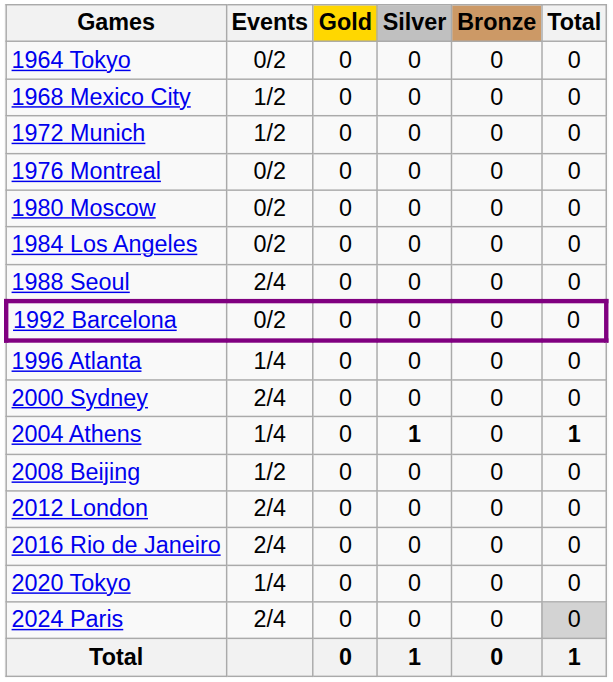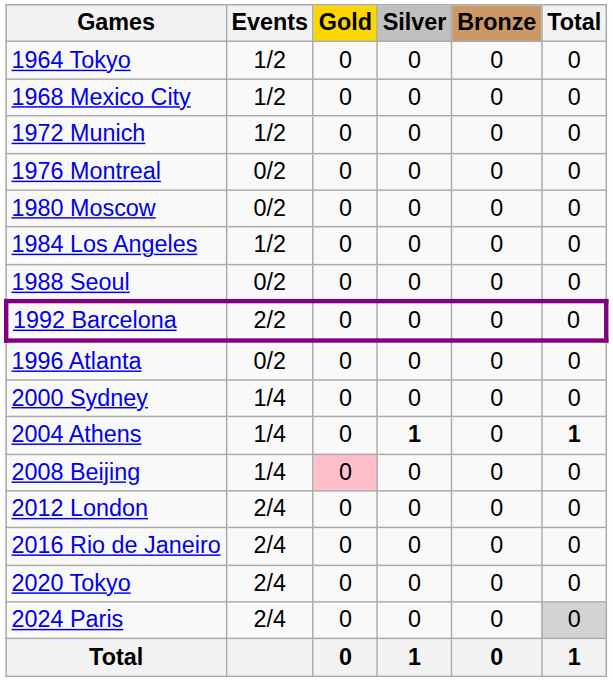(270, 60) 0/2 -> (270, 60) 1/2
(270, 245) 0/2 -> (270, 245) 1/2
(270, 282) 2/4 -> (270, 282) 0/2
(270, 320) 0/2 -> (270, 320) 2/2
(270, 360) 1/4 -> (270, 360) 0/2
(270, 397) 2/4 -> (270, 397) 1/4
(270, 471) 1/2 -> (270, 471) 1/4
(345, 471) no background -> (345, 471) pink background
(270, 583) 1/4 -> (270, 583) 2/4
